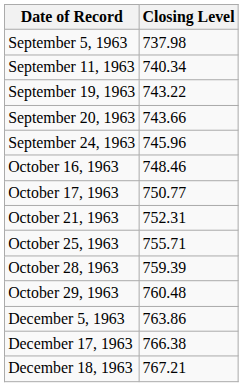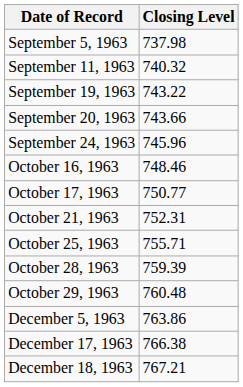(164, 67) 740.34 -> (164, 67) 740.32
